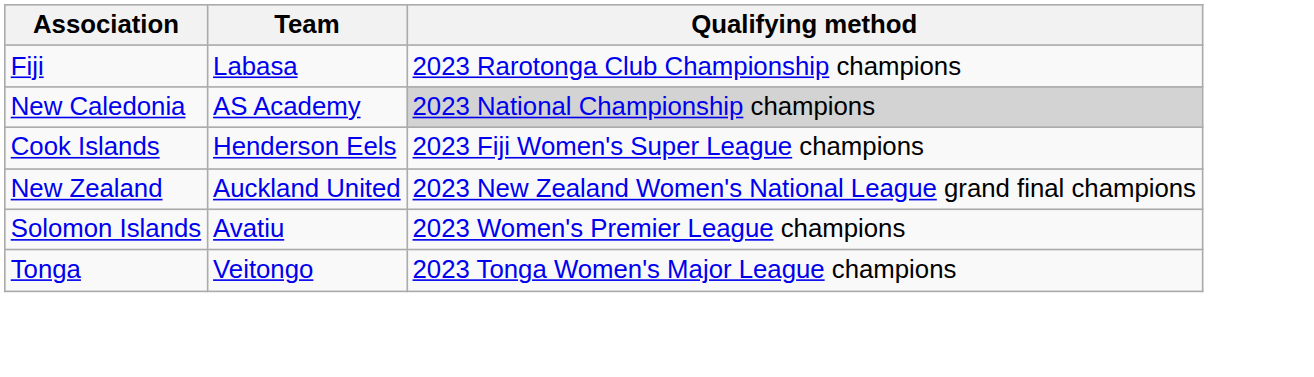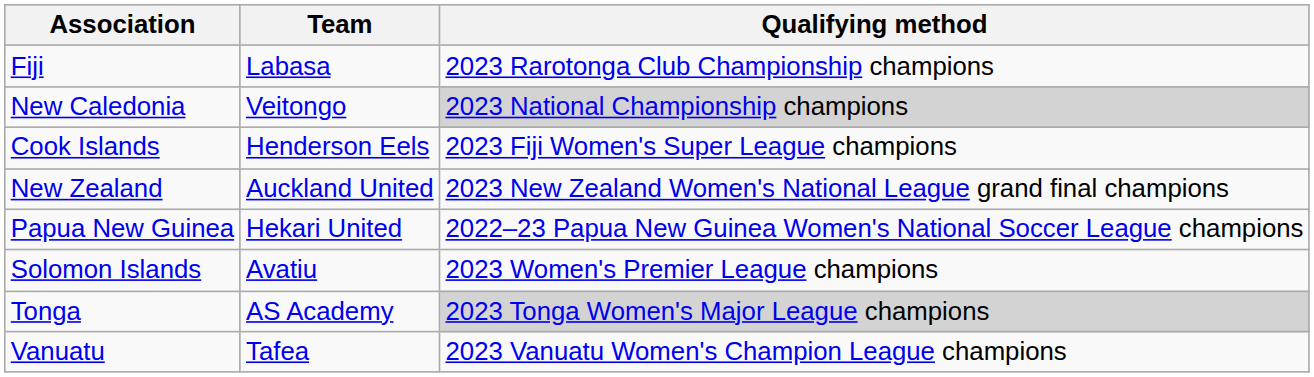(287, 106) AS Academy -> (296, 106) Veitongo
+ row: (122, 229)
(263, 270) Veitongo -> (320, 310) AS Academy
(684, 270) no background -> (717, 310) lightgrey background
+ row: (58, 351)
